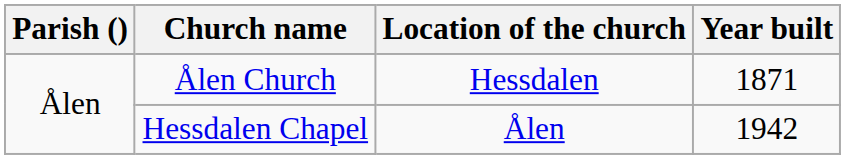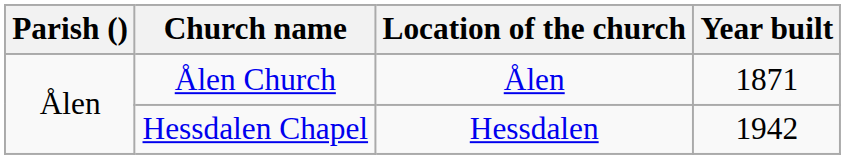(534, 79) Hessdalen -> (534, 79) Ålen
(534, 128) Ålen -> (534, 128) Hessdalen
